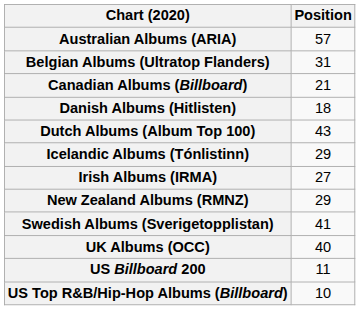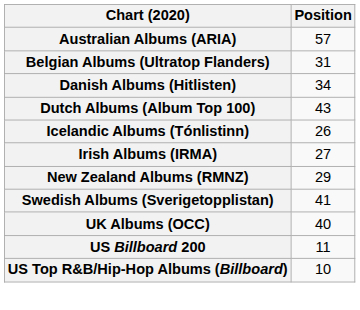- row: (148, 85)
(323, 108) 18 -> (323, 85) 34
(323, 154) 29 -> (323, 131) 26
